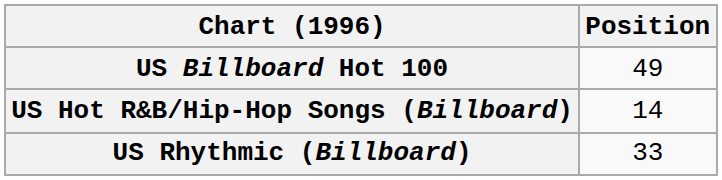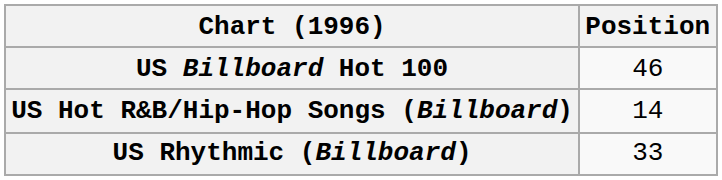(648, 69) 49 -> (648, 69) 46
